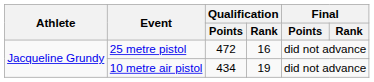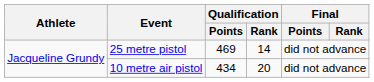(226, 50) 472 -> (226, 50) 469
(264, 50) 16 -> (264, 50) 14
(264, 68) 19 -> (264, 68) 20
